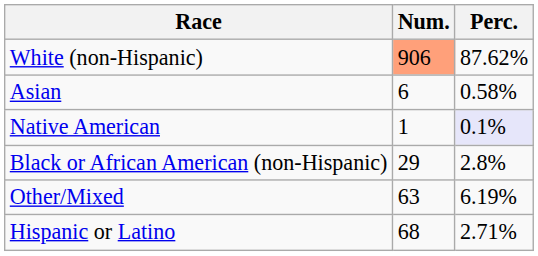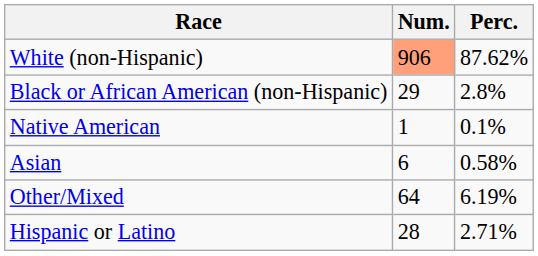rows swapped: (199, 162) <-> (36, 92)
(483, 127) lavender background -> (483, 127) no background
(409, 197) 63 -> (409, 197) 64
(409, 232) 68 -> (409, 232) 28
